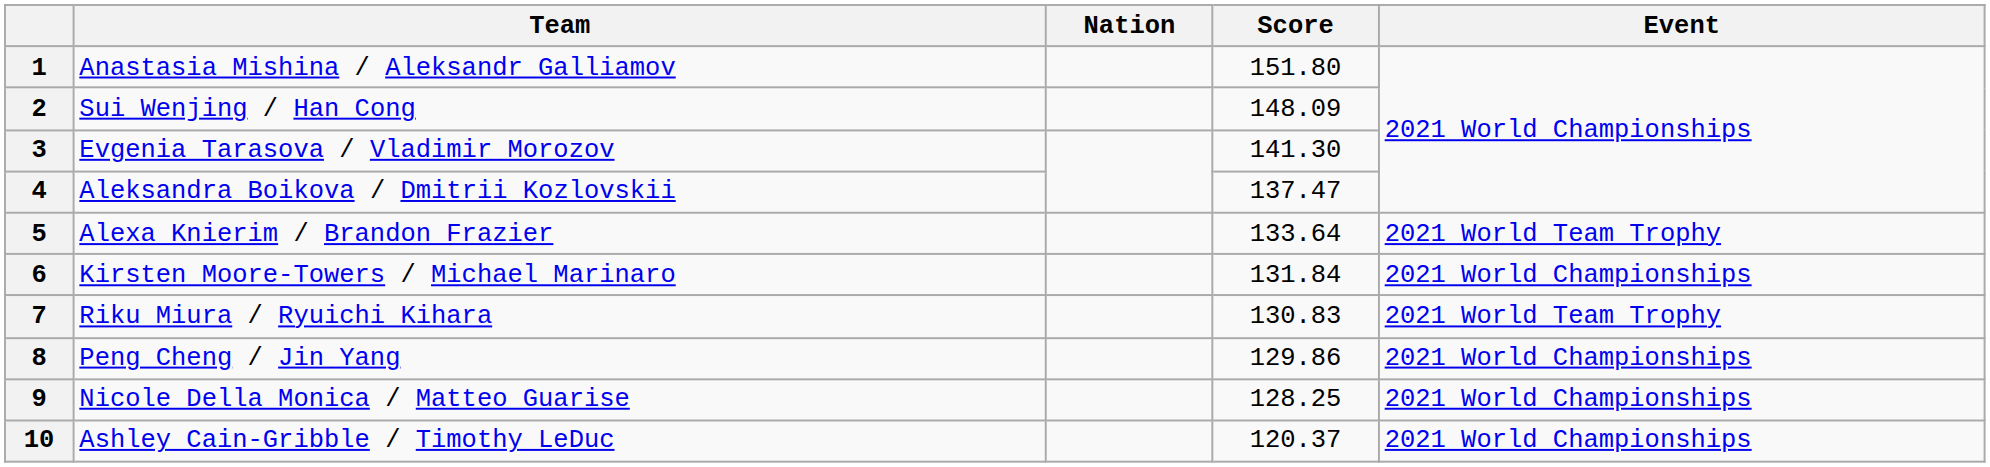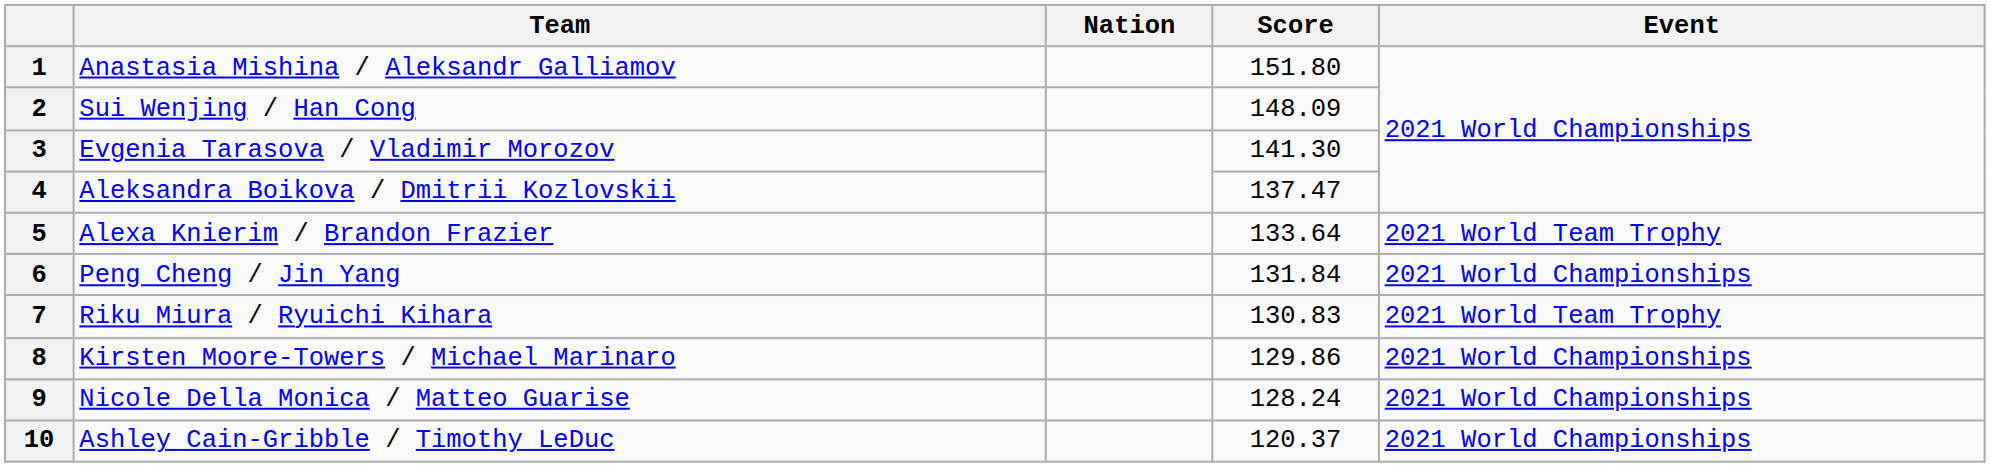(378, 275) Kirsten Moore-Towers / Michael Marinaro -> (240, 275) Peng Cheng / Jin Yang
(240, 358) Peng Cheng / Jin Yang -> (378, 358) Kirsten Moore-Towers / Michael Marinaro
(1296, 399) 128.25 -> (1296, 399) 128.24
